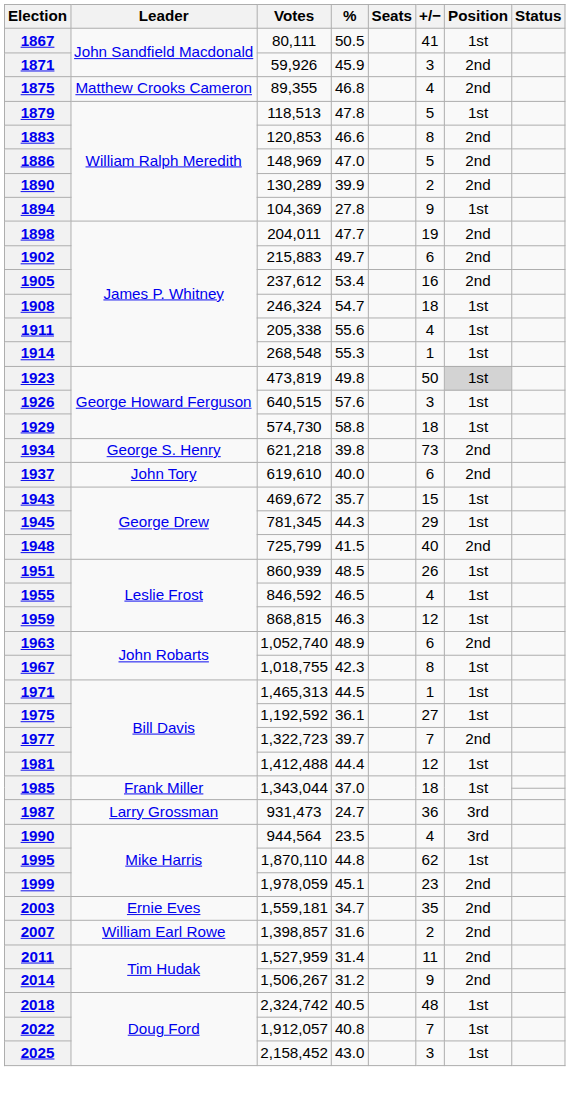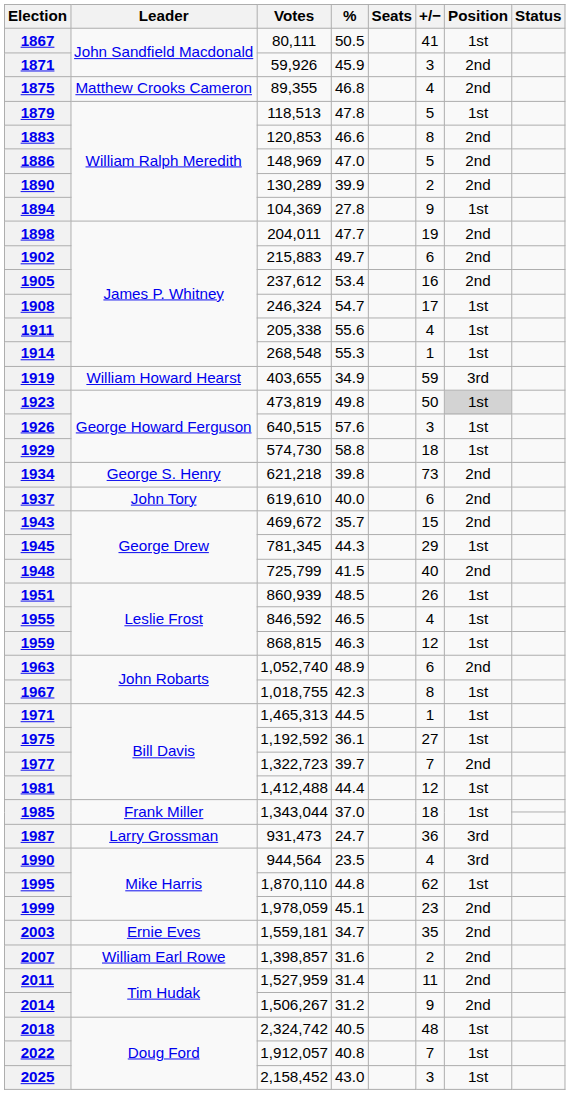(430, 305) 18 -> (430, 305) 17
+ row: (38, 378)
(478, 498) 1st -> (478, 522) 2nd
